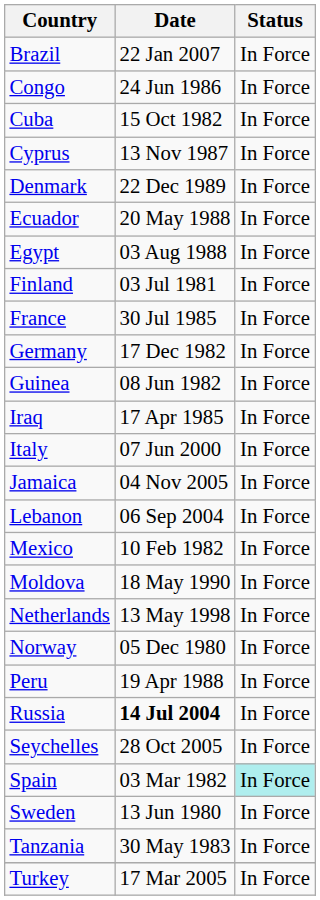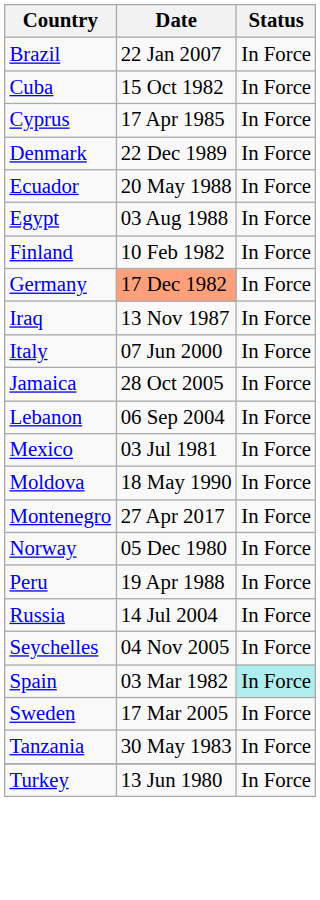- row: (37, 86)
(174, 152) 13 Nov 1987 -> (173, 119) 17 Apr 1985
(168, 284) 03 Jul 1981 -> (173, 251) 10 Feb 1982
- row: (38, 317)
(173, 350) no background -> (174, 284) lightsalmon background
- row: (39, 383)
(172, 416) 17 Apr 1985 -> (175, 317) 13 Nov 1987
(174, 482) 04 Nov 2005 -> (172, 383) 28 Oct 2005
(172, 548) 10 Feb 1982 -> (169, 449) 03 Jul 1981
+ row: (60, 515)
- row: (60, 614)
(170, 713) bold -> (169, 614) normal
(171, 746) 28 Oct 2005 -> (175, 647) 04 Nov 2005
(170, 812) 13 Jun 1980 -> (174, 713) 17 Mar 2005
(173, 878) 17 Mar 2005 -> (172, 779) 13 Jun 1980
